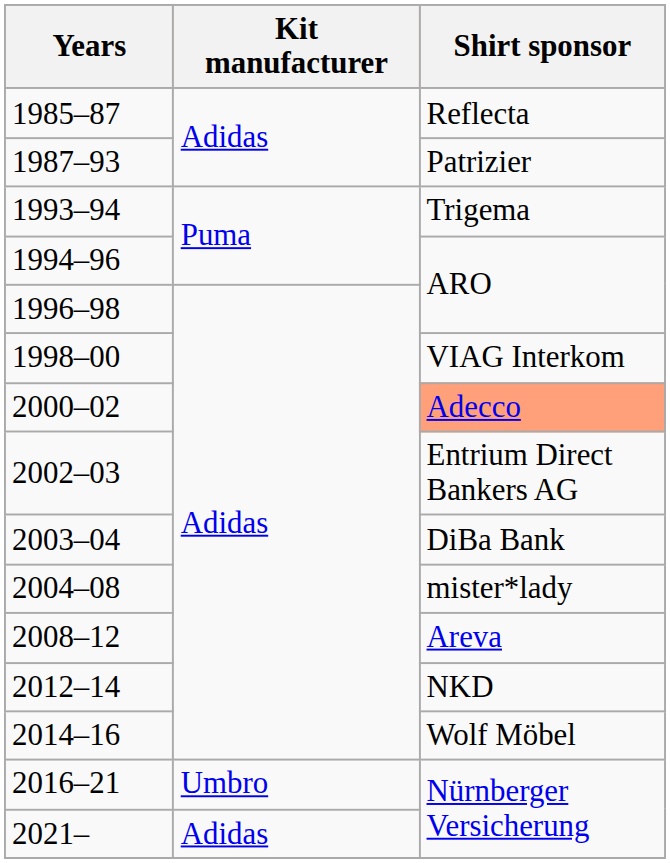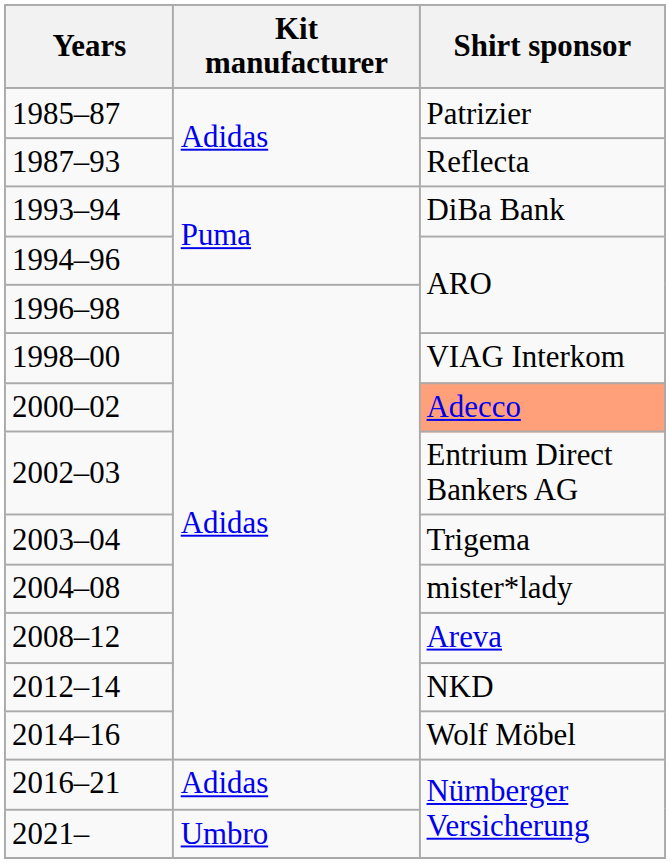(478, 112) Reflecta -> (479, 112) Patrizier
(479, 161) Patrizier -> (478, 161) Reflecta
(478, 210) Trigema -> (496, 210) DiBa Bank
(496, 539) DiBa Bank -> (478, 539) Trigema
(224, 784) Umbro -> (224, 784) Adidas
(224, 833) Adidas -> (224, 833) Umbro
